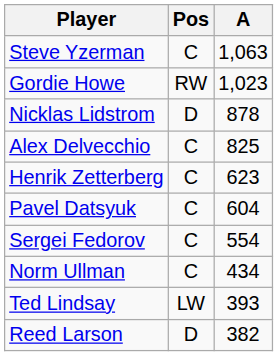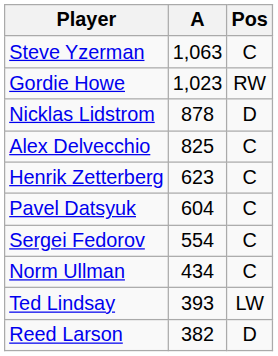columns swapped: (191, 20) <-> (243, 20)
